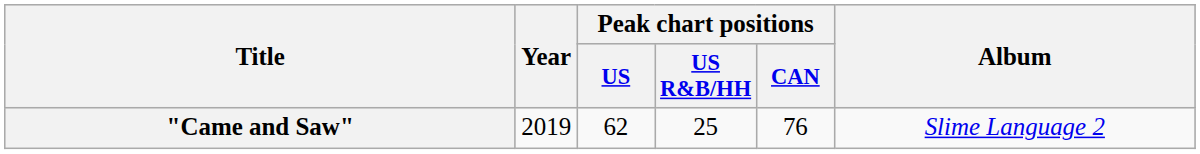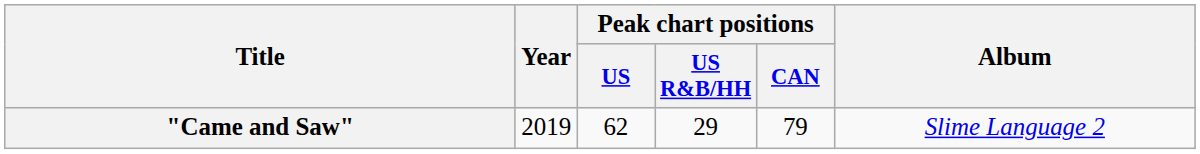(706, 127) 25 -> (706, 127) 29
(795, 127) 76 -> (795, 127) 79
